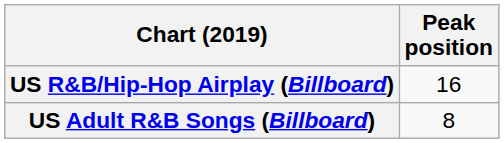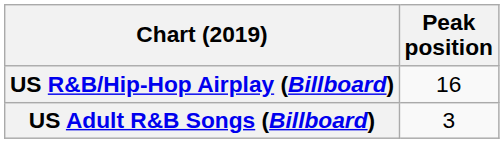(449, 120) 8 -> (449, 120) 3
